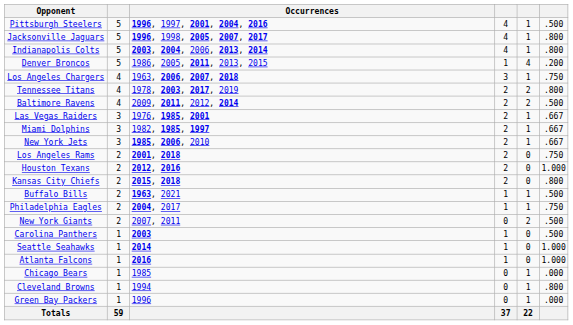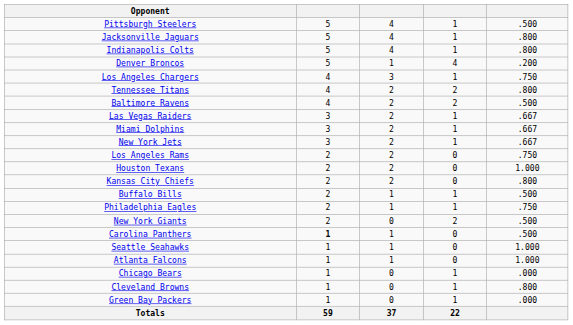- column: (312, 11)
(119, 234) normal -> (328, 234) bold
